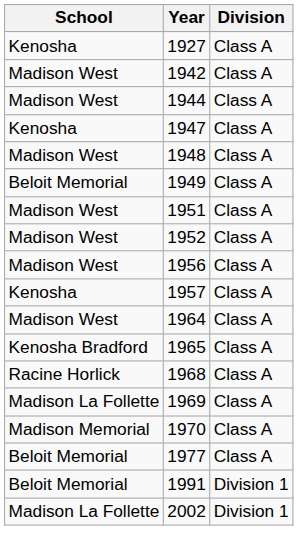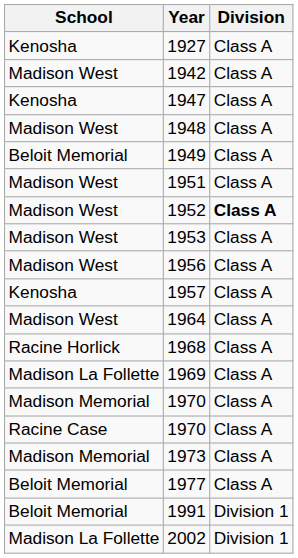- row: (63, 100)
(243, 237) normal -> (245, 210) bold
+ row: (63, 237)
- row: (78, 347)
+ row: (58, 429)
+ row: (79, 456)
